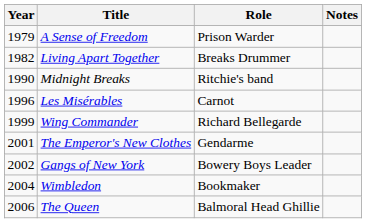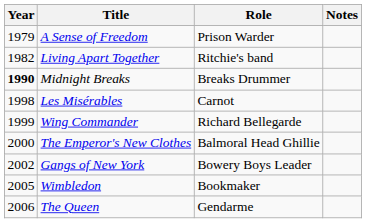(244, 57) Breaks Drummer -> (235, 57) Ritchie's band
(21, 79) normal -> (21, 79) bold
(235, 79) Ritchie's band -> (244, 79) Breaks Drummer
(21, 100) 1996 -> (21, 100) 1998
(21, 143) 2001 -> (21, 143) 2000
(225, 143) Gendarme -> (259, 143) Balmoral Head Ghillie
(21, 185) 2004 -> (21, 185) 2005
(259, 206) Balmoral Head Ghillie -> (225, 206) Gendarme
